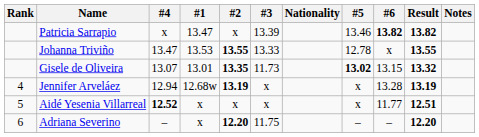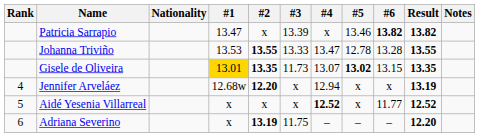columns swapped: (312, 13) <-> (164, 13)
(389, 50) x -> (389, 50) 13.28
(200, 68) no background -> (229, 68) gold background
(423, 68) 13.32 -> (423, 68) 13.35
(235, 86) 13.19 -> (264, 86) 12.20
(389, 86) 13.28 -> (389, 86) x
(423, 104) 12.51 -> (423, 104) 12.52
(235, 123) 12.20 -> (264, 123) 13.19
